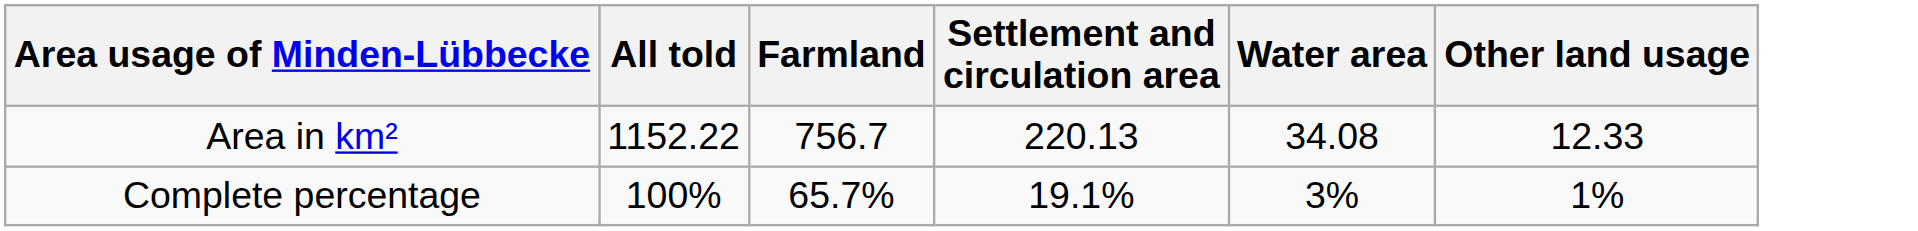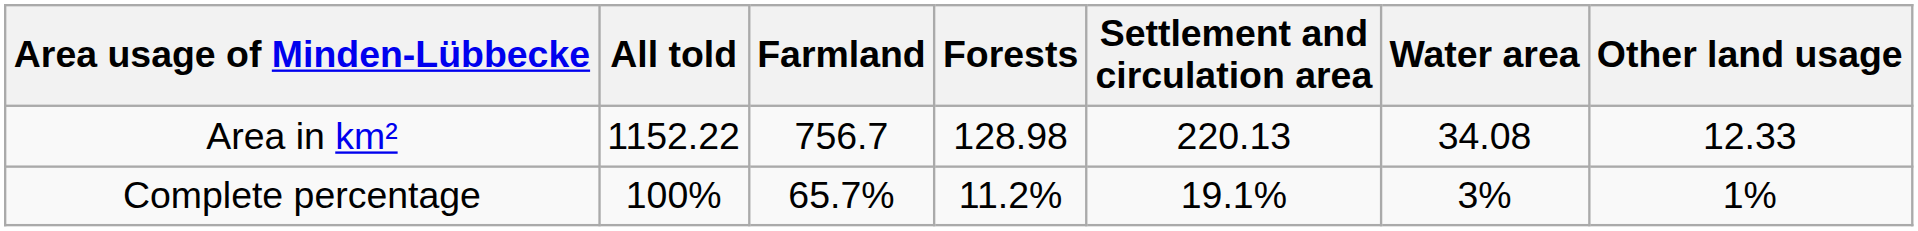+ column: (1011, 55)
